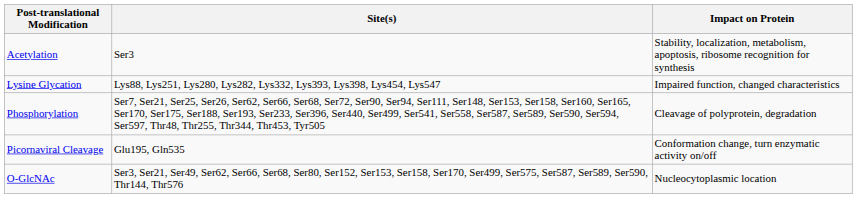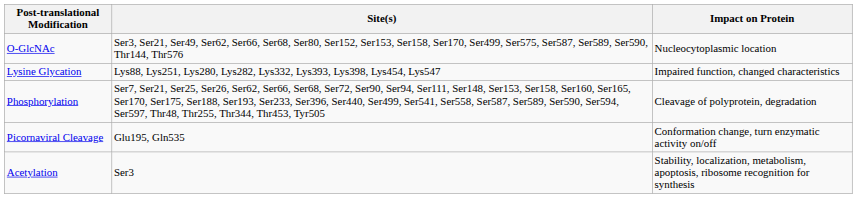rows swapped: (32, 54) <-> (31, 178)
